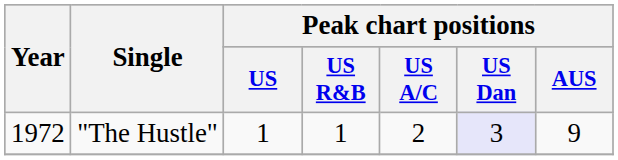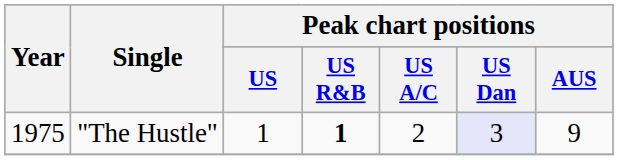(38, 132) 1972 -> (38, 132) 1975
(341, 132) normal -> (341, 132) bold
